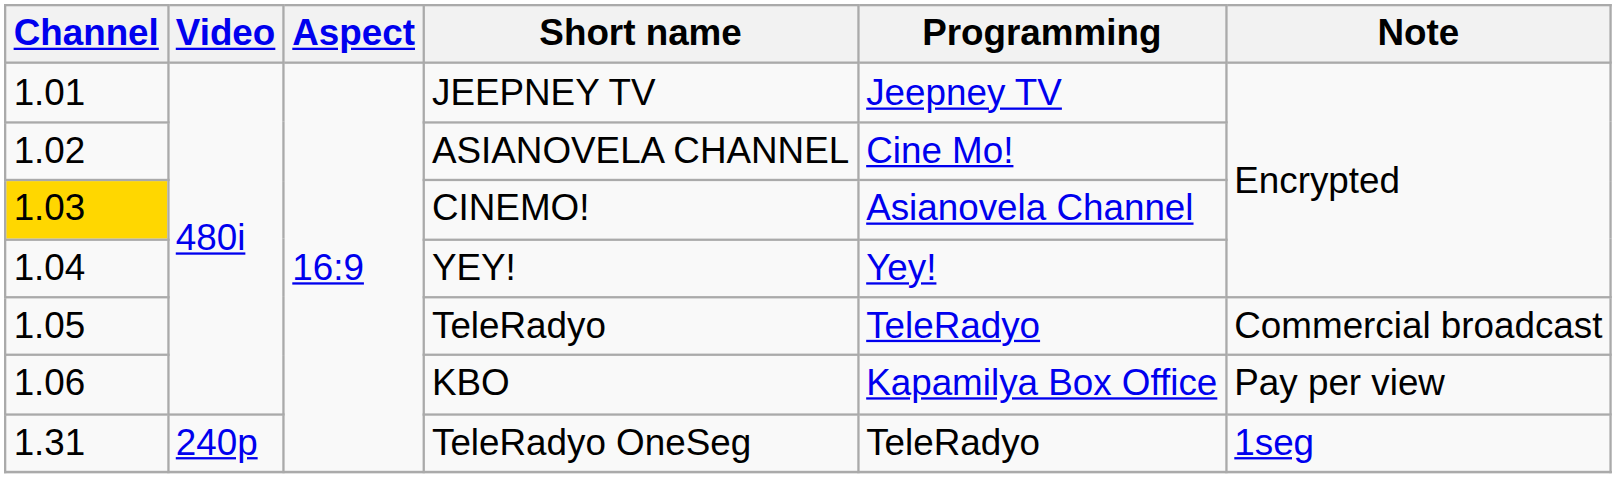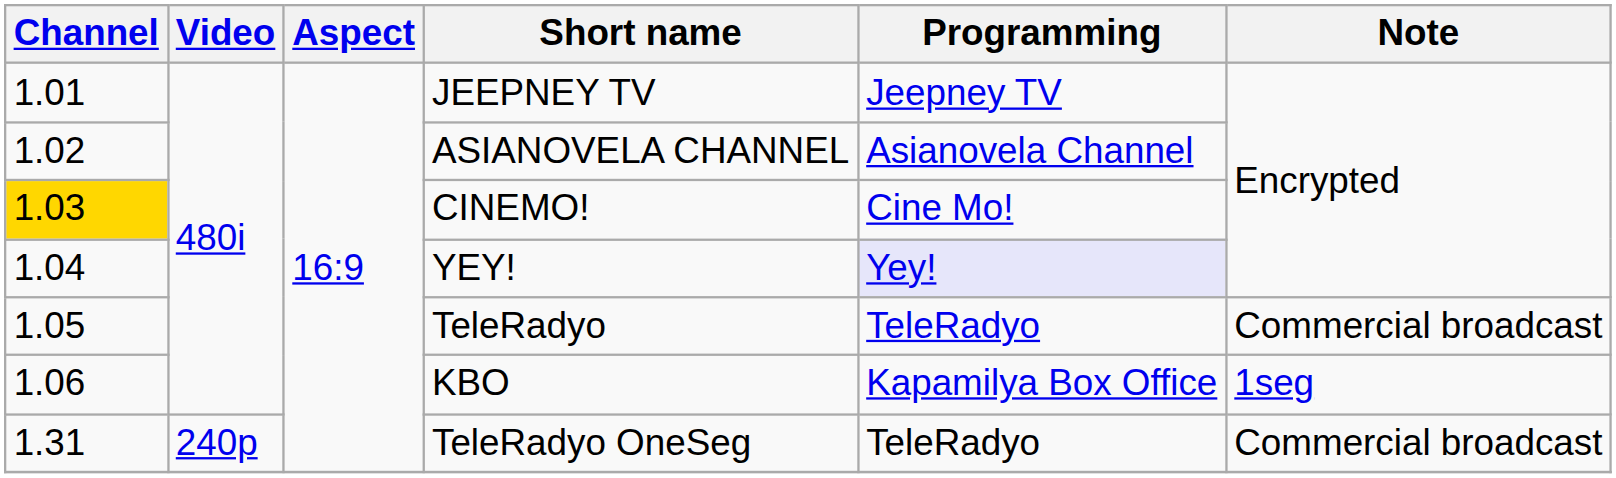(940, 150) Cine Mo! -> (1030, 150) Asianovela Channel
(1030, 208) Asianovela Channel -> (940, 208) Cine Mo!
(901, 267) no background -> (901, 267) lavender background
(1340, 383) Pay per view -> (1274, 383) 1seg
(1274, 442) 1seg -> (1418, 442) Commercial broadcast
